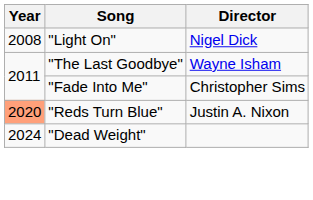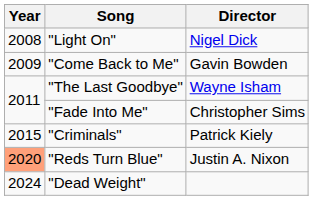+ row: (113, 64)
+ row: (85, 135)
